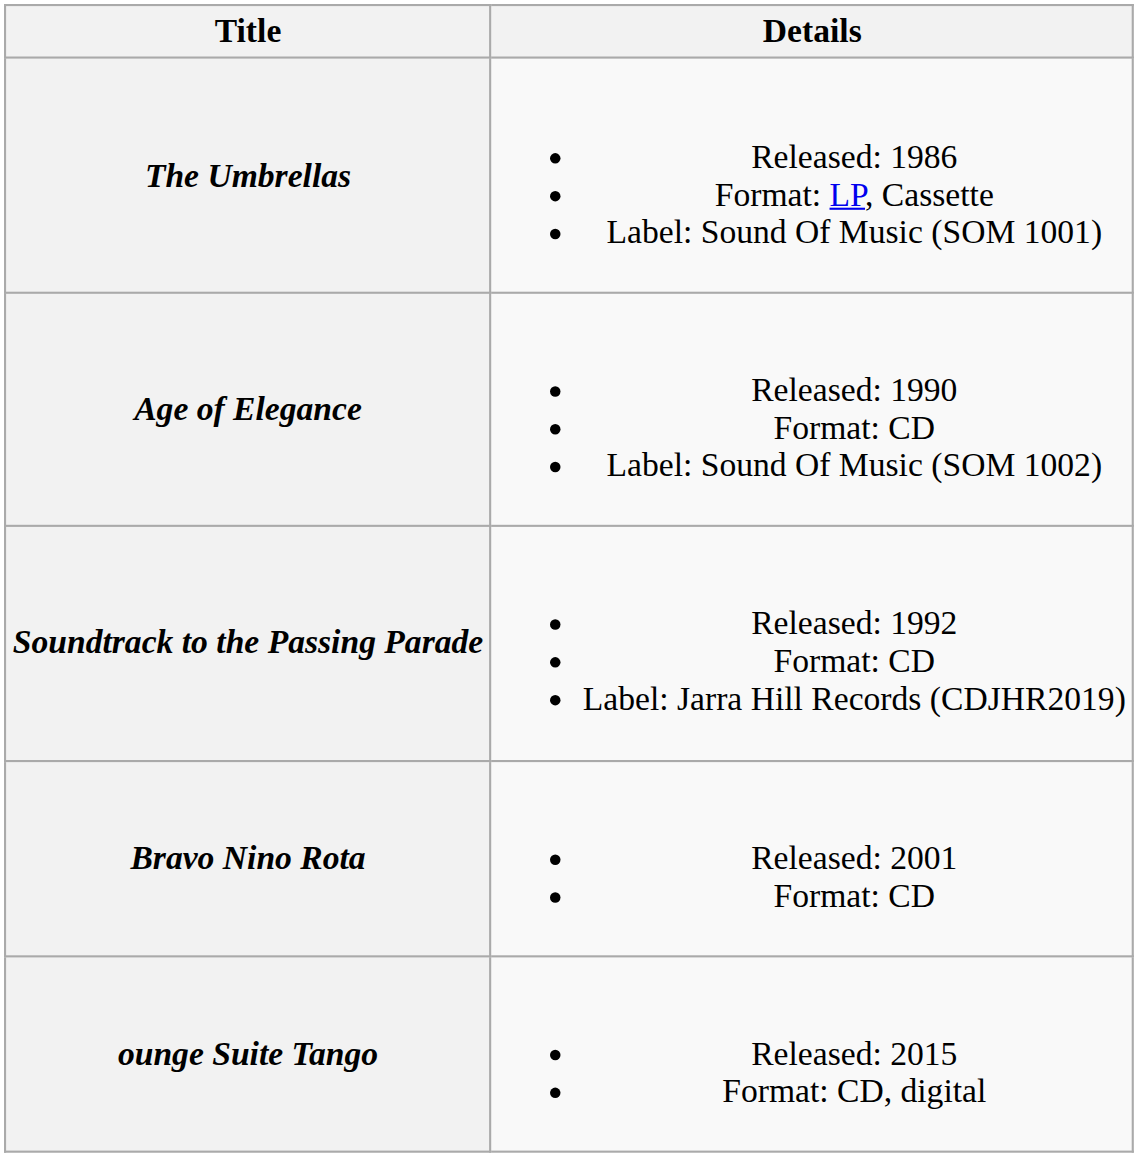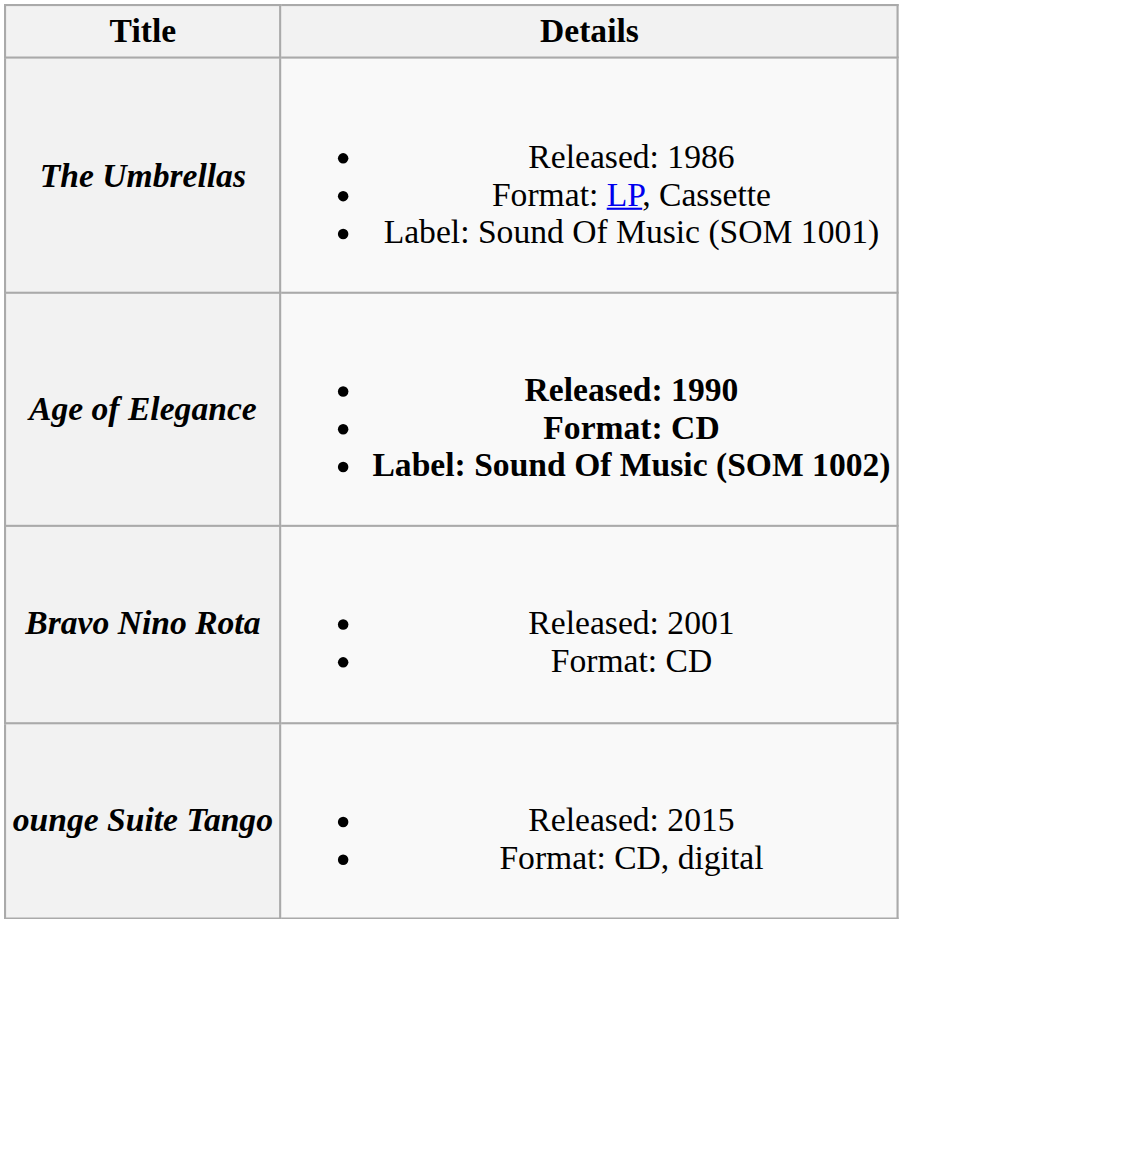(812, 428) normal -> (589, 428) bold
- row: (248, 642)
